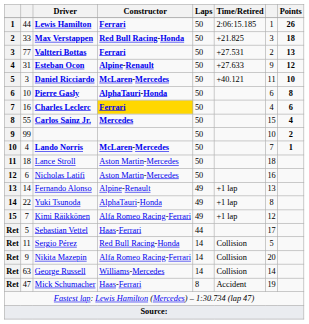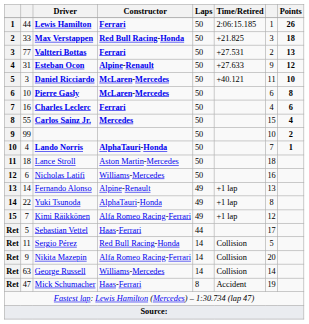(133, 93) AlphaTauri-Honda -> (134, 93) McLaren-Mercedes
(112, 106) gold background -> (112, 106) no background
(134, 147) McLaren-Mercedes -> (133, 147) AlphaTauri-Honda
(139, 175) Aston Martin-Mercedes -> (132, 175) Williams-Mercedes
